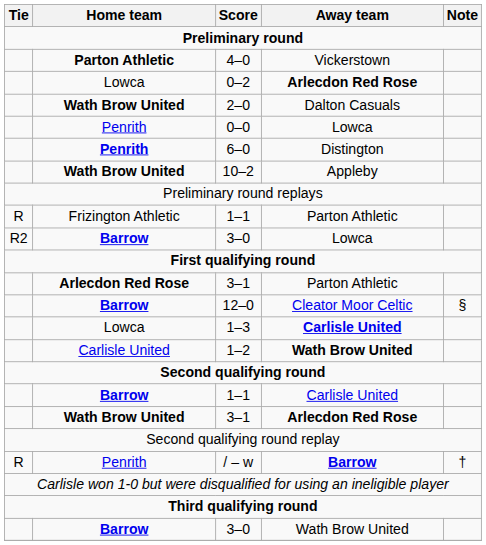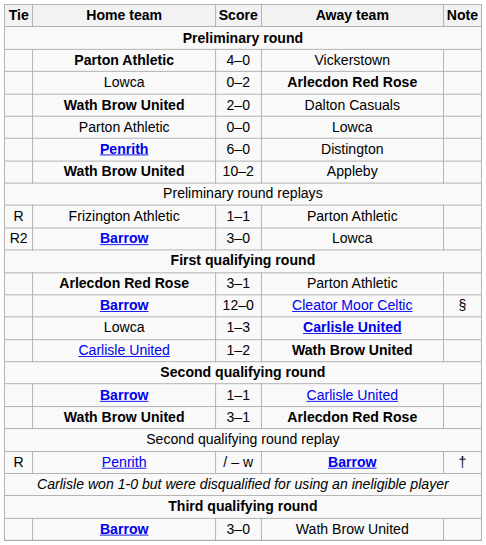(124, 127) Penrith -> (124, 127) Parton Athletic
